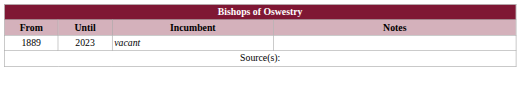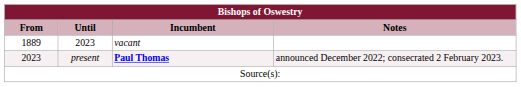+ row: (85, 58)
